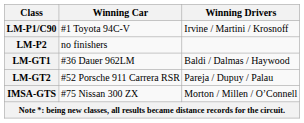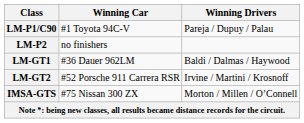(236, 29) Irvine / Martini / Krosnoff -> (229, 29) Pareja / Dupuy / Palau
(229, 77) Pareja / Dupuy / Palau -> (236, 77) Irvine / Martini / Krosnoff
